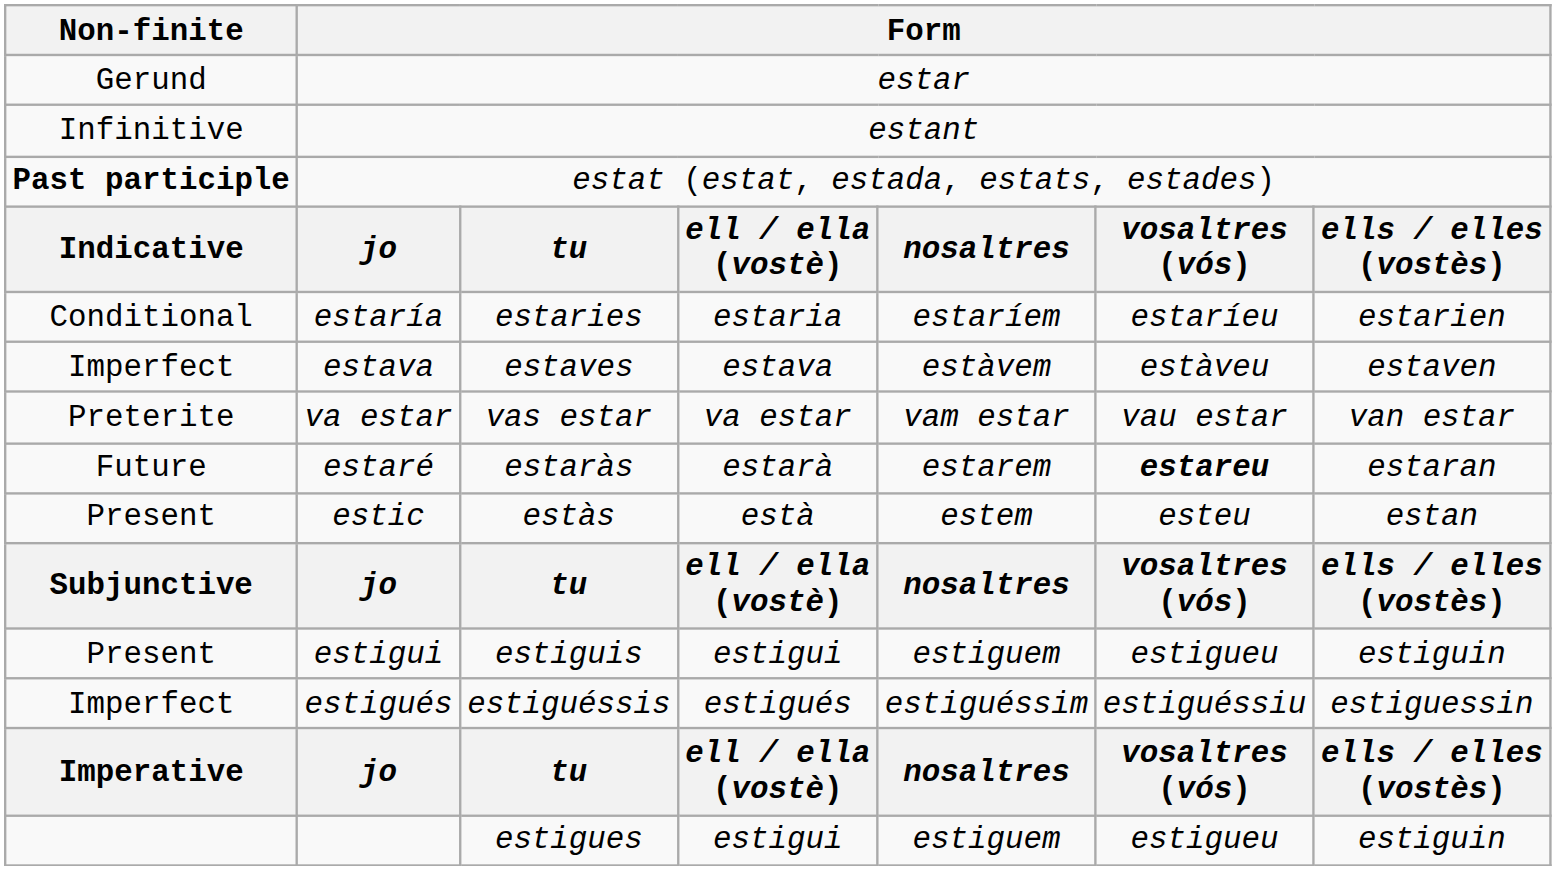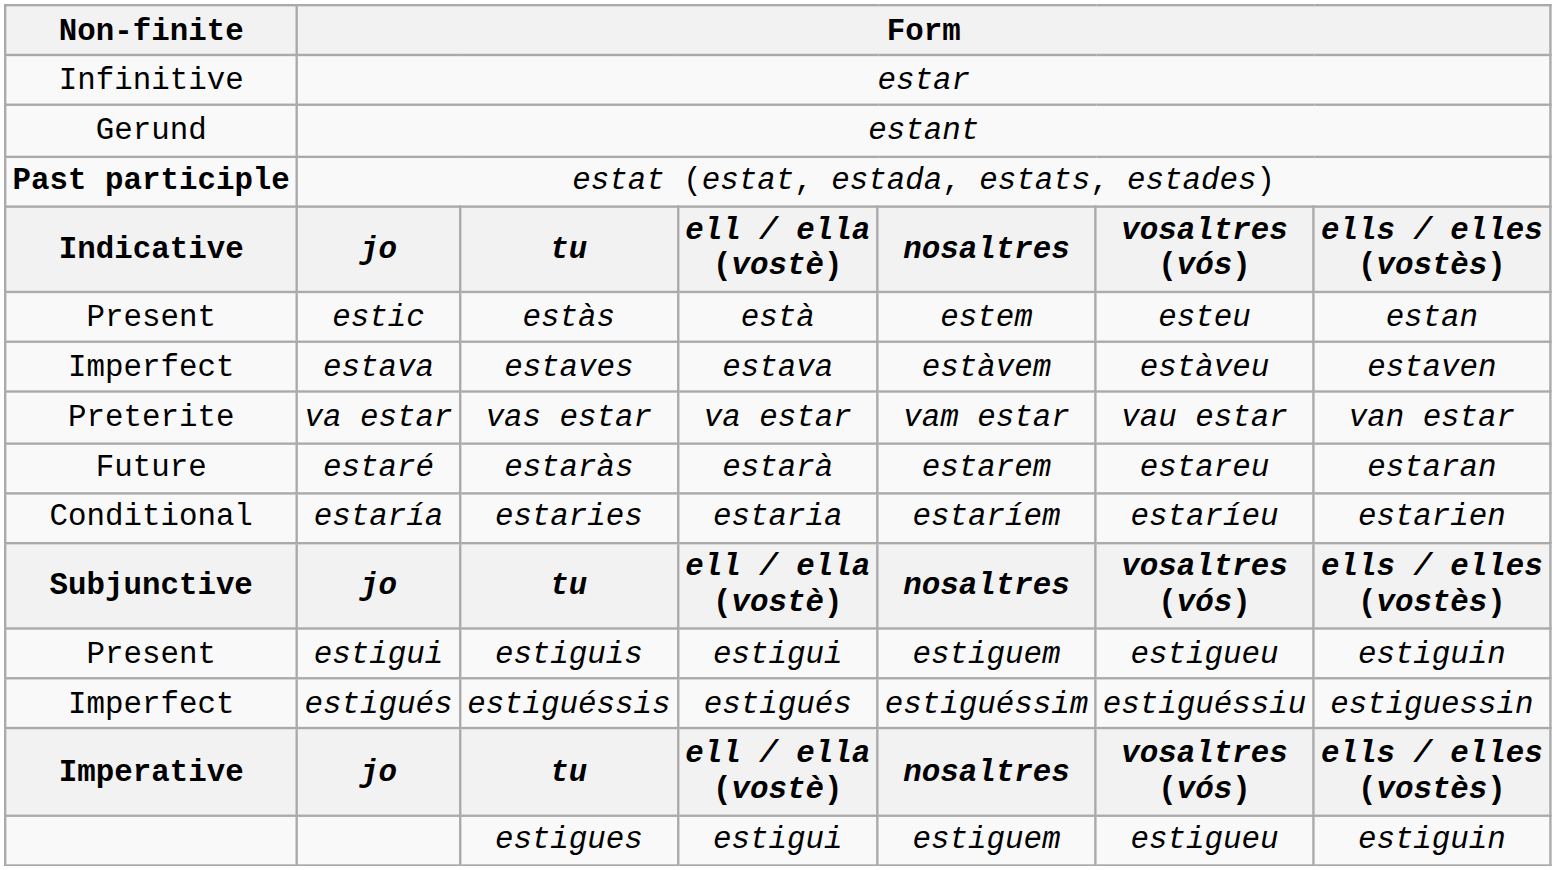(151, 81) Gerund -> (151, 81) Infinitive
(151, 131) Infinitive -> (151, 131) Gerund
rows swapped: (379, 518) <-> (379, 317)
(1205, 468) bold -> (1205, 468) normal
